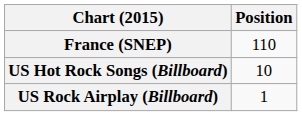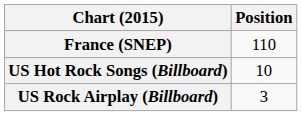(264, 96) 1 -> (264, 96) 3
